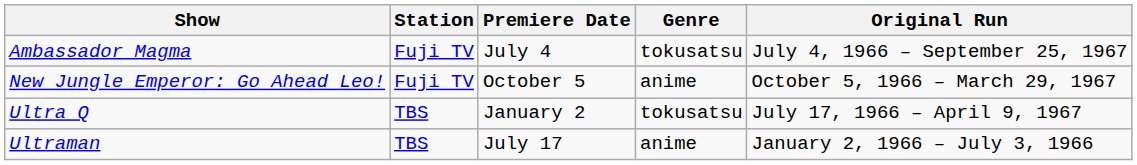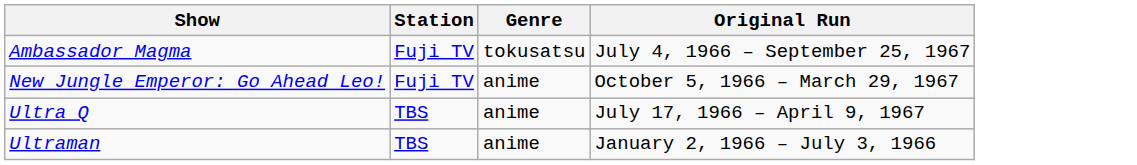- column: (557, 20)
(691, 113) tokusatsu -> (511, 113) anime
